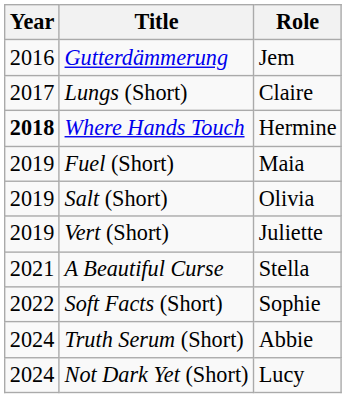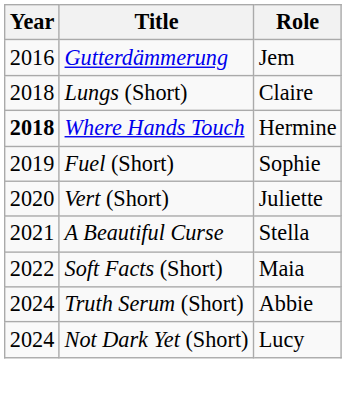(32, 92) 2017 -> (32, 92) 2018
(282, 163) Maia -> (290, 163) Sophie
- row: (116, 198)
(32, 233) 2019 -> (32, 198) 2020
(290, 304) Sophie -> (282, 269) Maia
